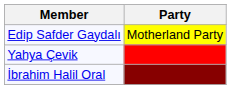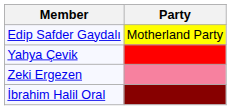+ row: (45, 75)
